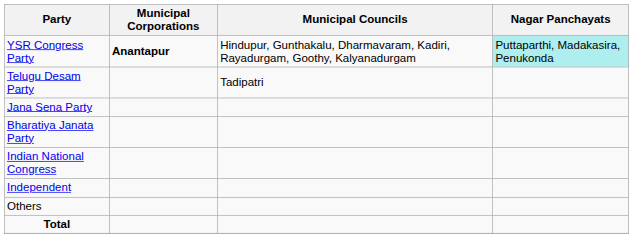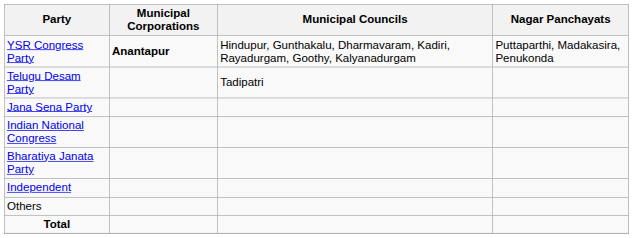(558, 51) paleturquoise background -> (558, 51) no background
rows swapped: (45, 163) <-> (50, 132)
